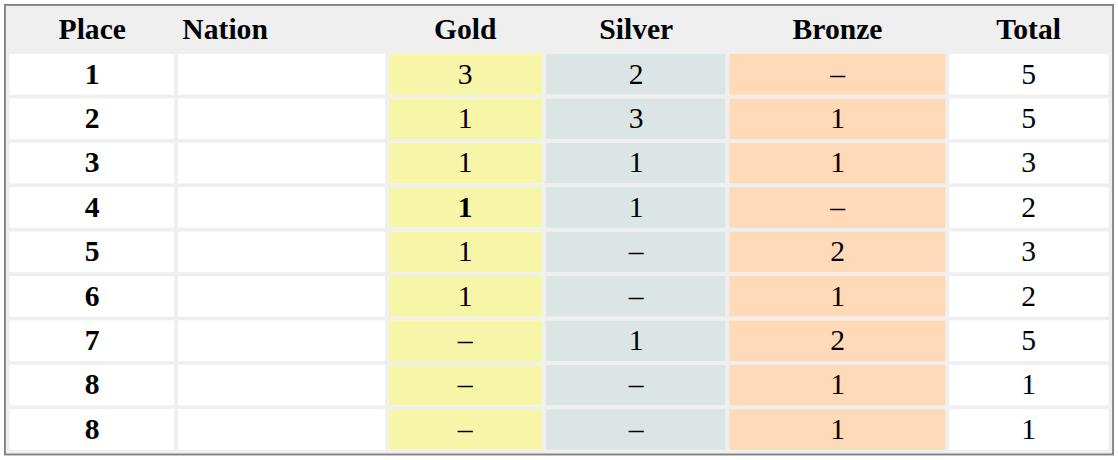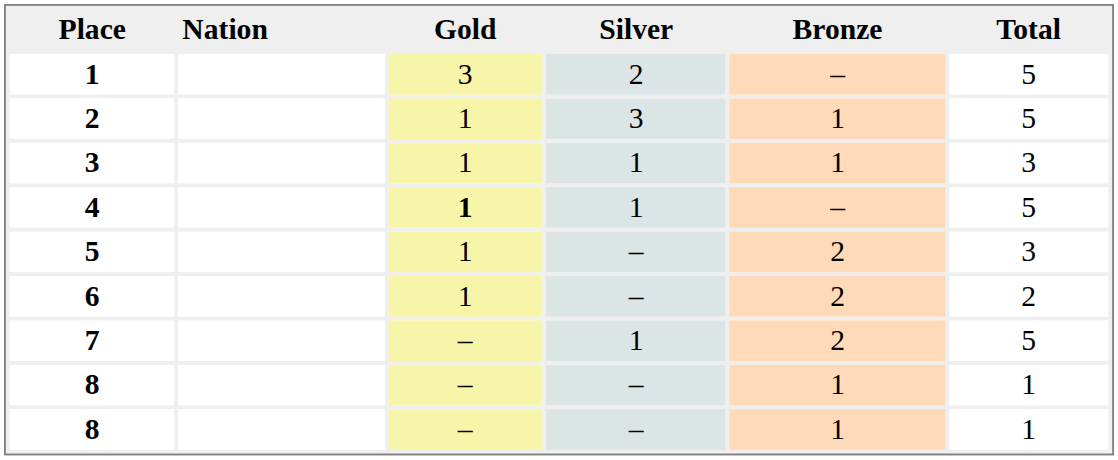(1029, 207) 2 -> (1029, 207) 5
(838, 295) 1 -> (838, 295) 2
